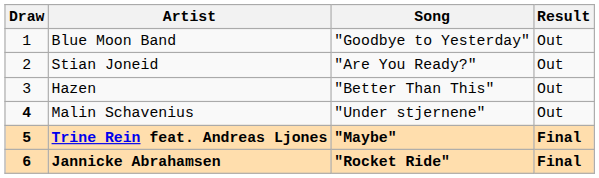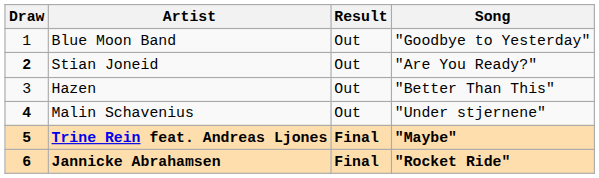columns swapped: (432, 17) <-> (564, 17)
(27, 65) normal -> (27, 65) bold
